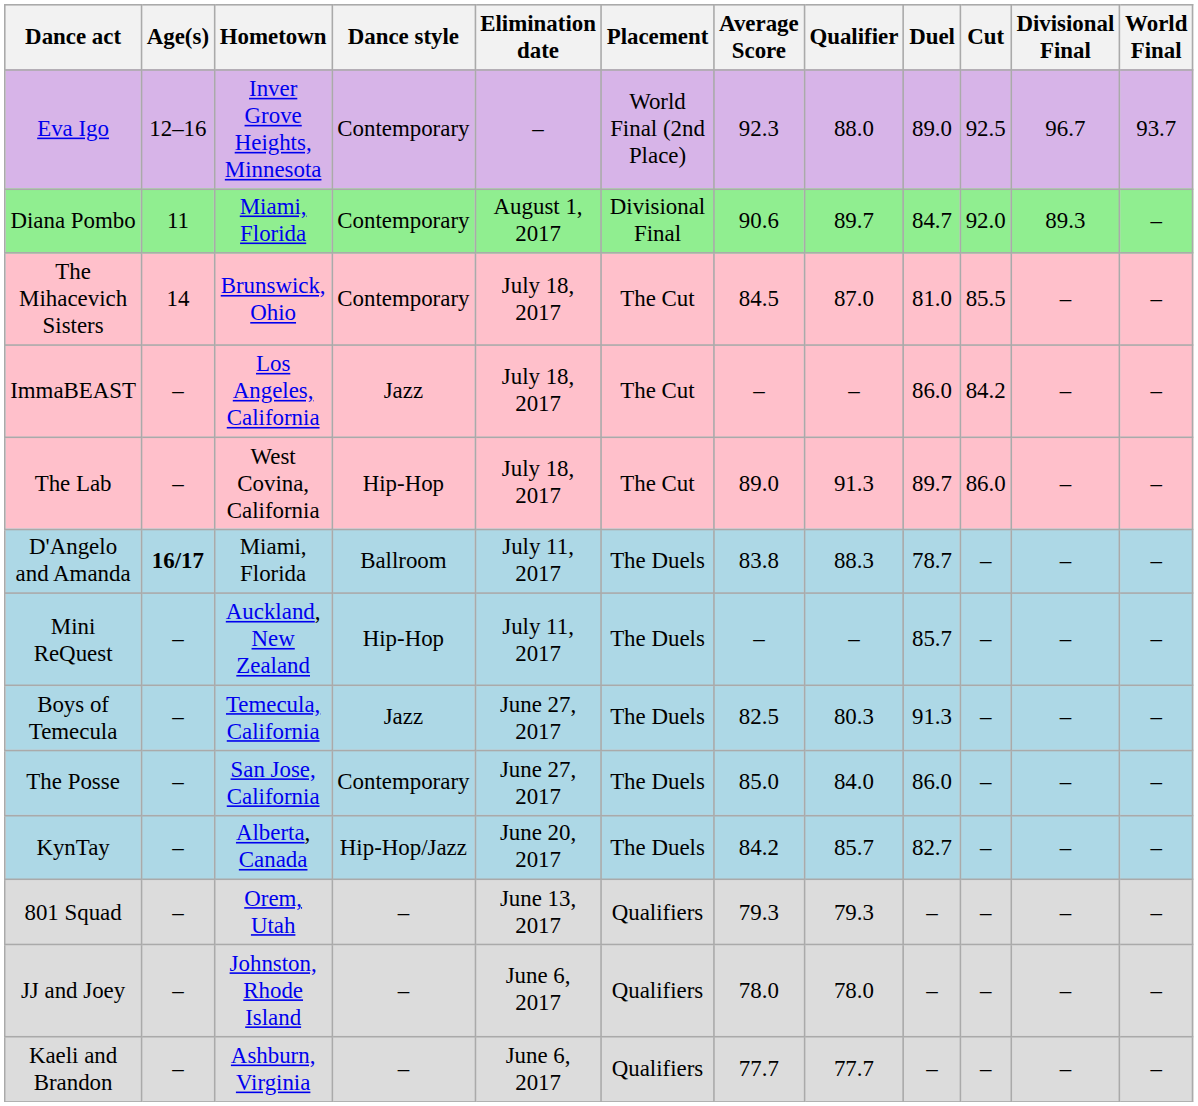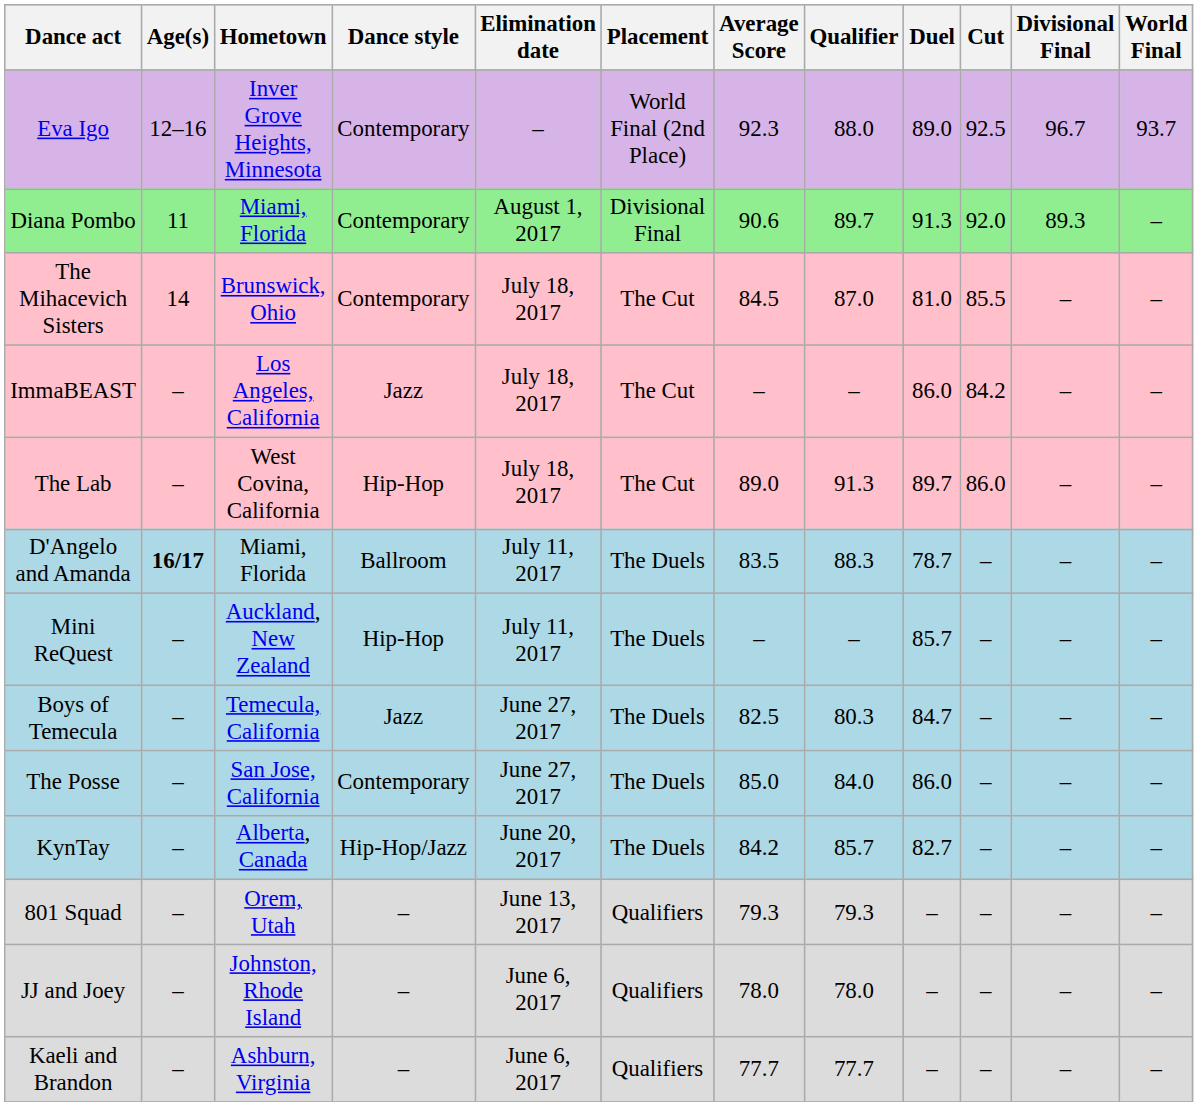(932, 220) 84.7 -> (932, 220) 91.3
(759, 561) 83.8 -> (759, 561) 83.5
(932, 717) 91.3 -> (932, 717) 84.7
